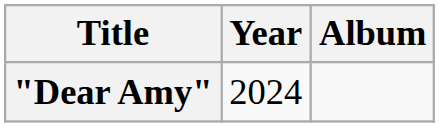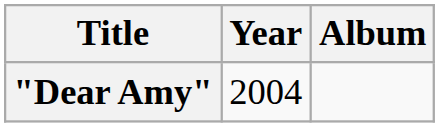(266, 91) 2024 -> (266, 91) 2004
